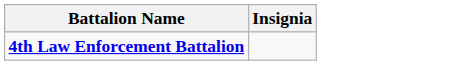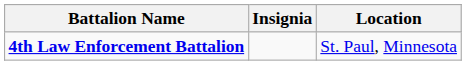+ column: (389, 18)
